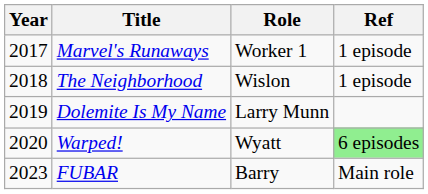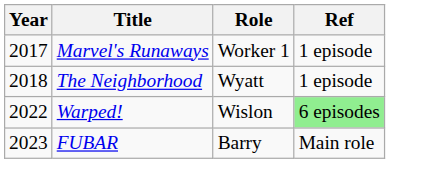(263, 81) Wislon -> (241, 81) Wyatt
- row: (141, 111)
(28, 142) 2020 -> (28, 111) 2022
(258, 142) Wyatt -> (245, 111) Wislon
